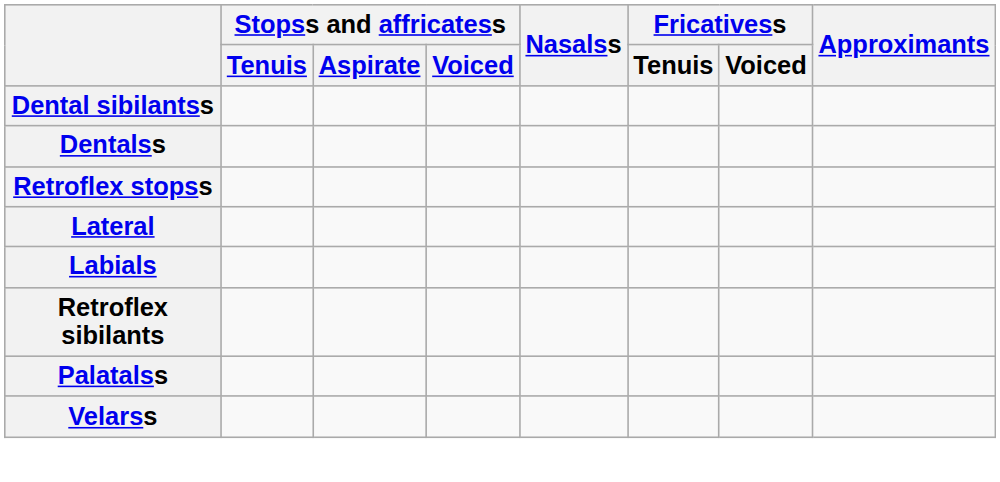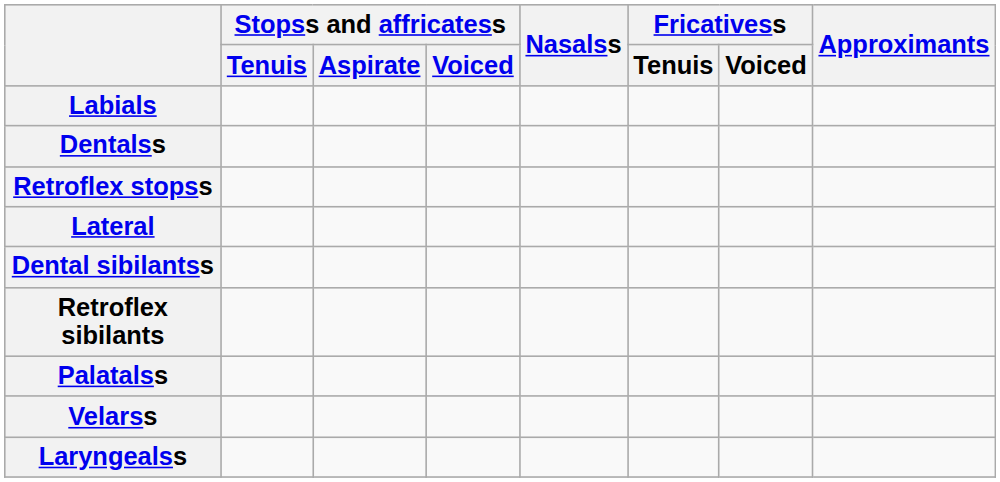rows swapped: (113, 266) <-> (113, 105)
+ row: (113, 456)
